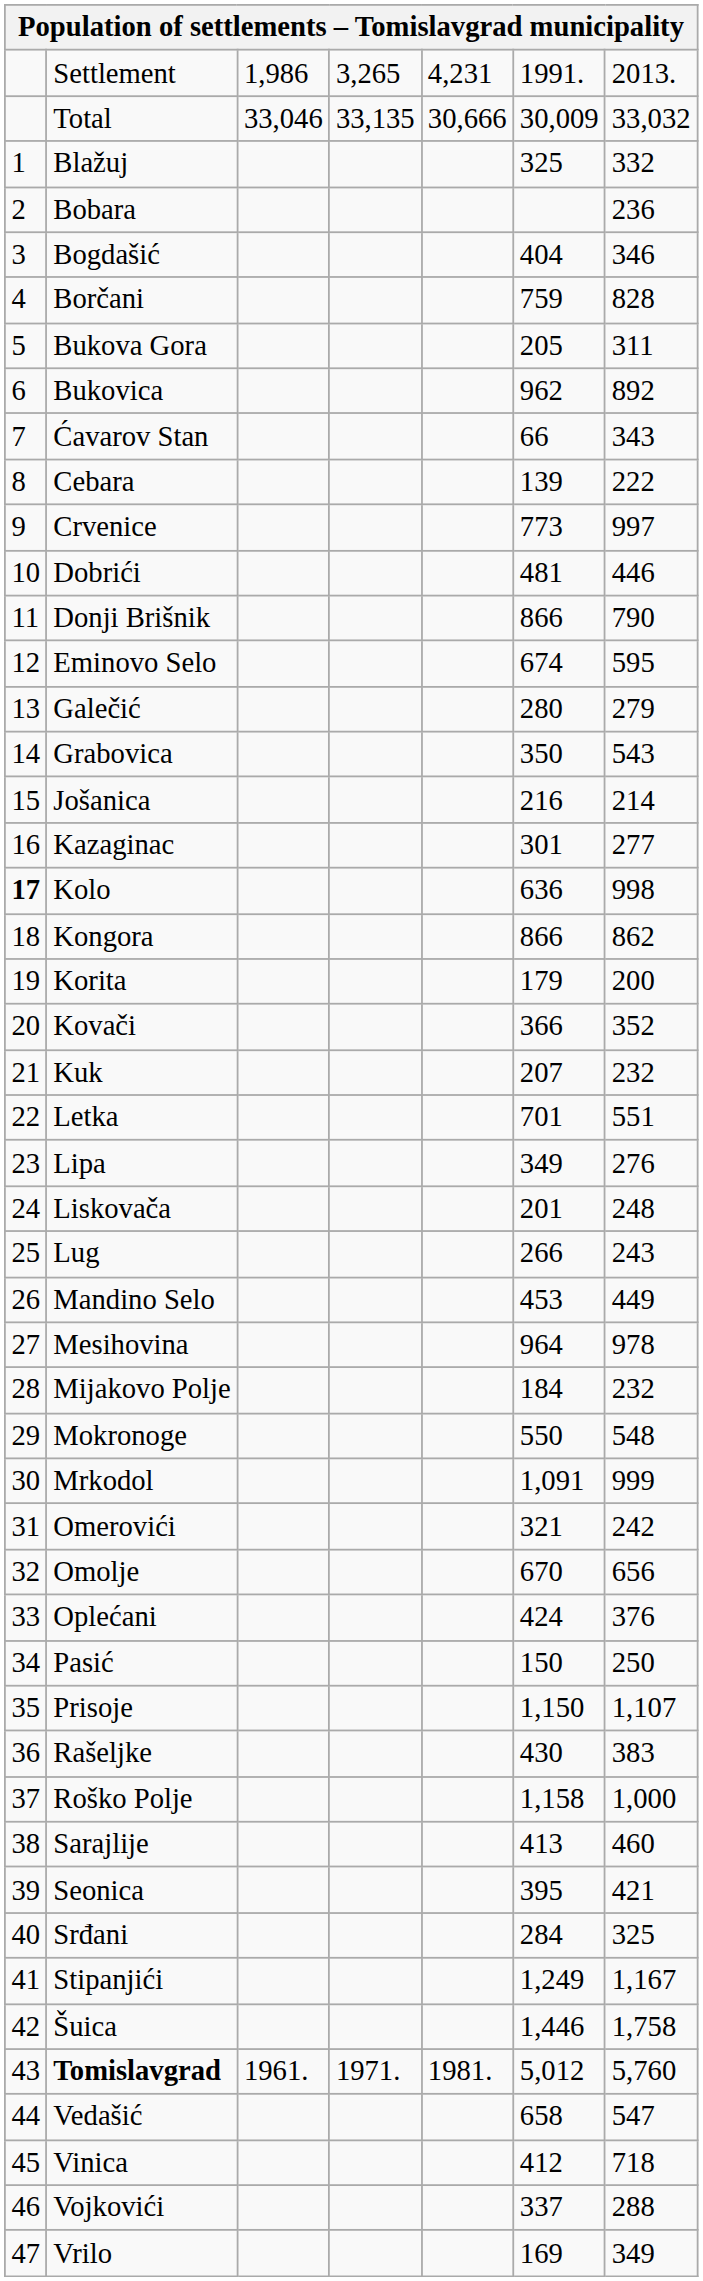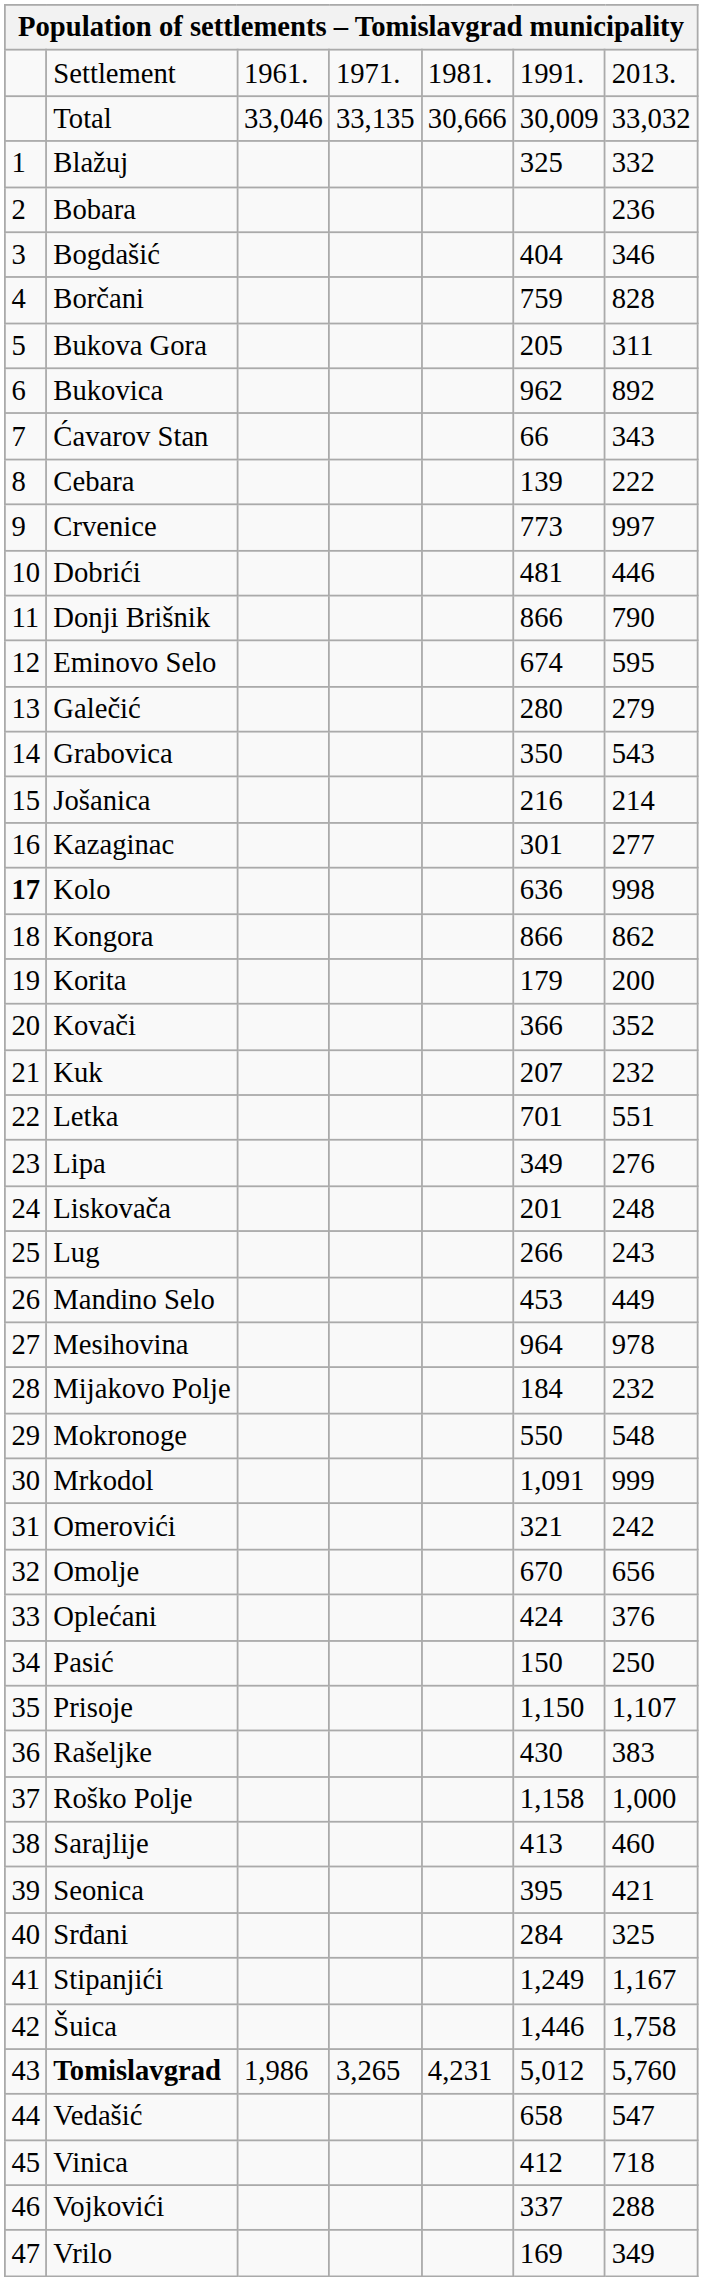(276, 72) 1,986 -> (276, 72) 1961.
(368, 72) 3,265 -> (368, 72) 1971.
(460, 72) 4,231 -> (460, 72) 1981.
(276, 2071) 1961. -> (276, 2071) 1,986
(368, 2071) 1971. -> (368, 2071) 3,265
(460, 2071) 1981. -> (460, 2071) 4,231
